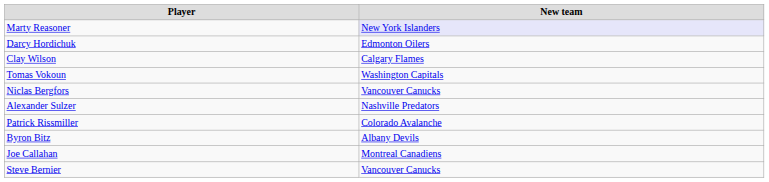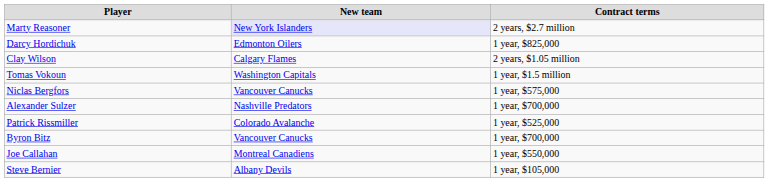+ column: (627, 12)
(390, 138) Albany Devils -> (273, 138) Vancouver Canucks
(401, 169) Vancouver Canucks -> (262, 169) Albany Devils
